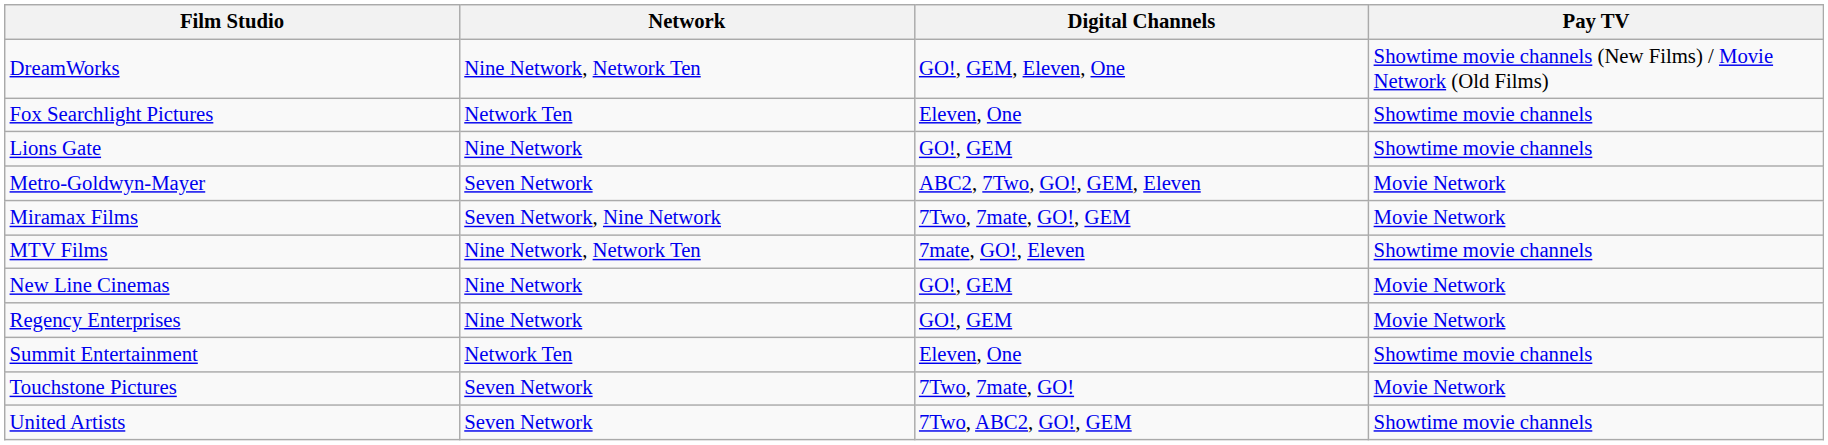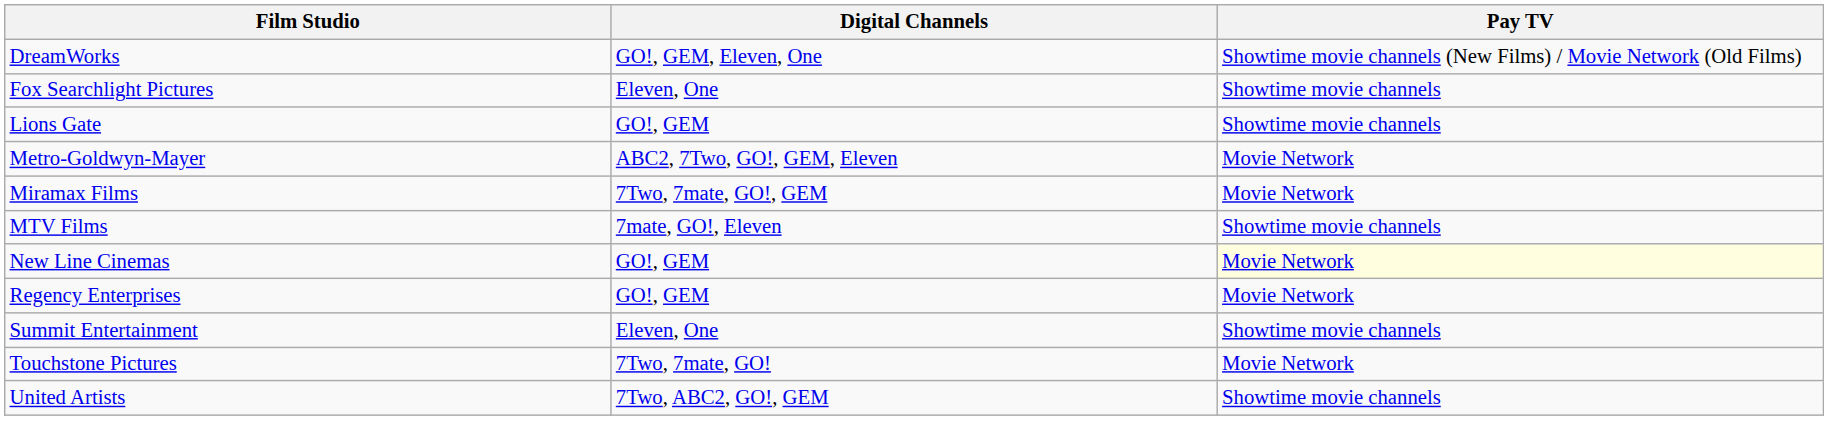- column: (687, 21)
(1440, 285) no background -> (1288, 261) lightyellow background
